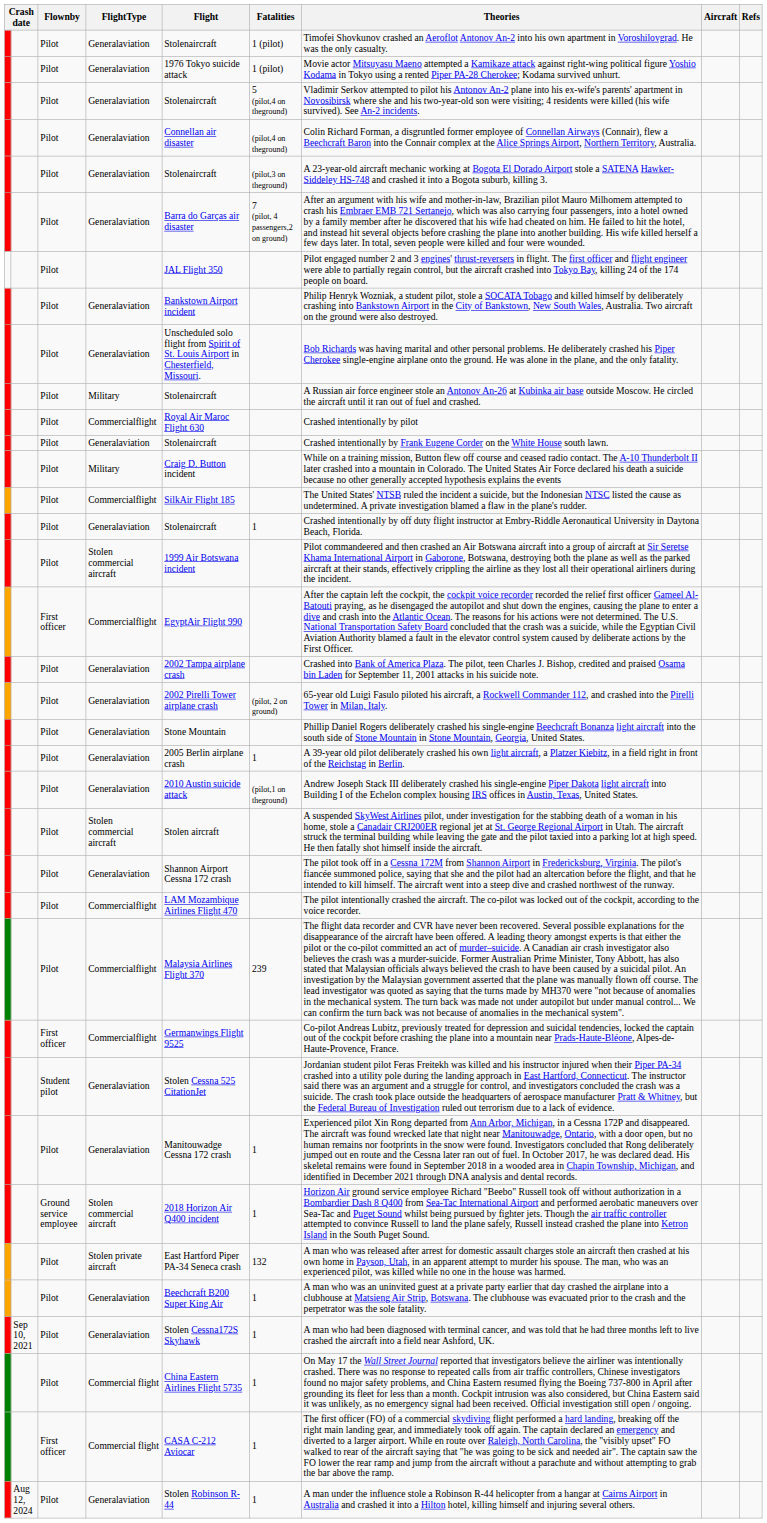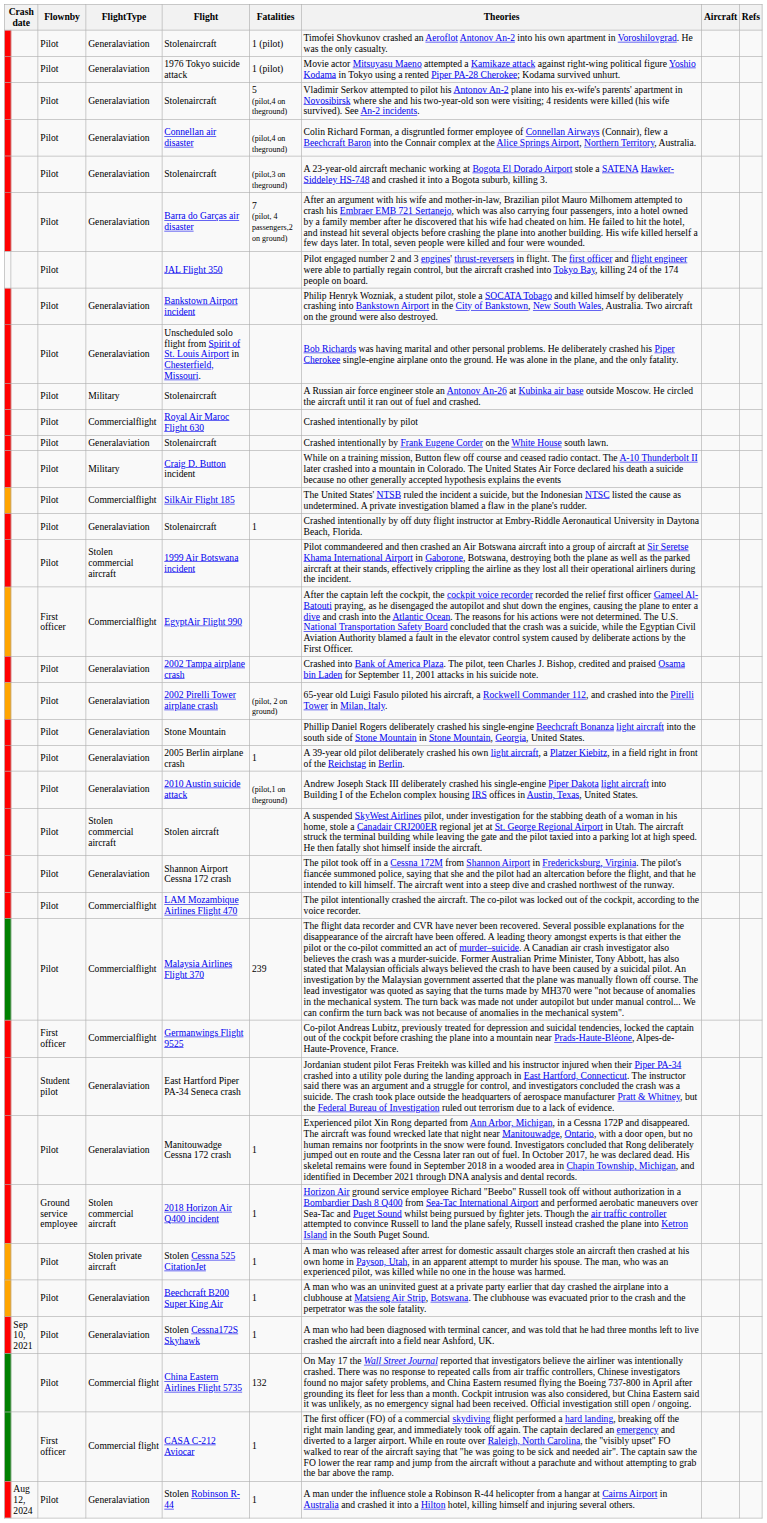(200, 1086) Stolen Cessna 525 CitationJet -> (202, 1086) East Hartford Piper PA-34 Seneca crash
(202, 1261) East Hartford Piper PA-34 Seneca crash -> (200, 1261) Stolen Cessna 525 CitationJet
(259, 1261) 132 -> (254, 1261) 1
(254, 1382) 1 -> (259, 1382) 132
